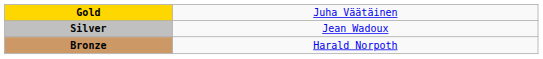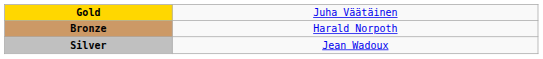rows swapped: (88, 29) <-> (88, 45)
